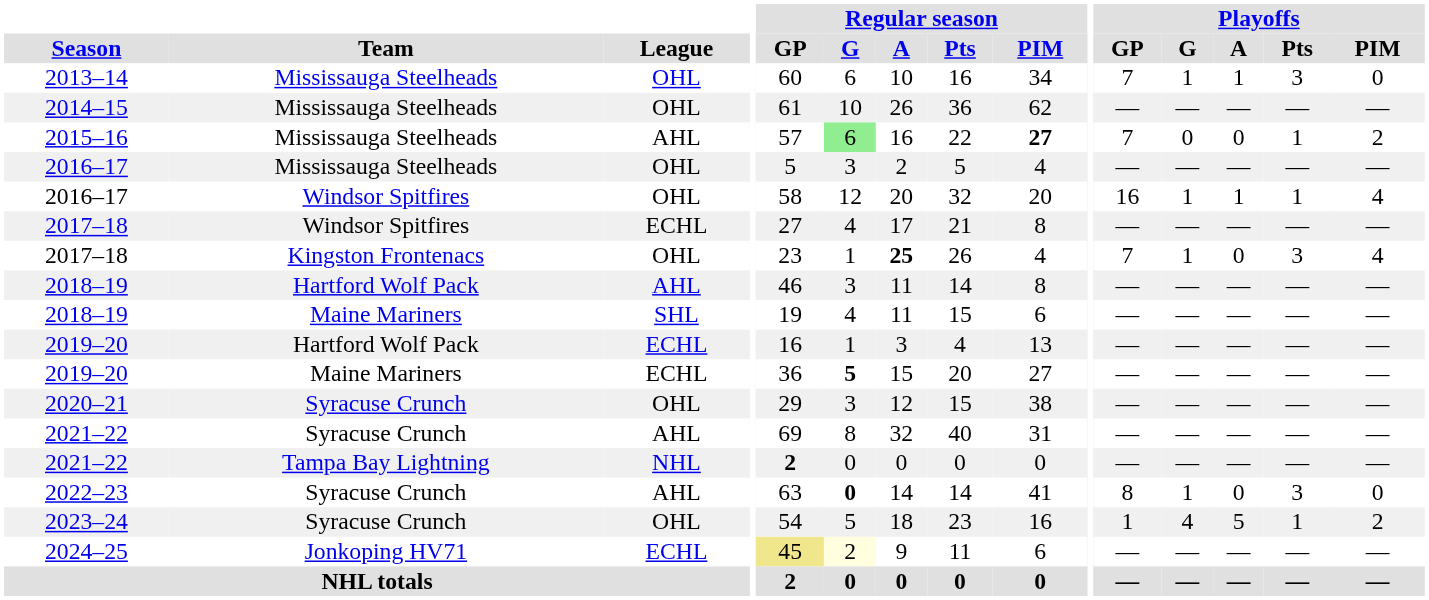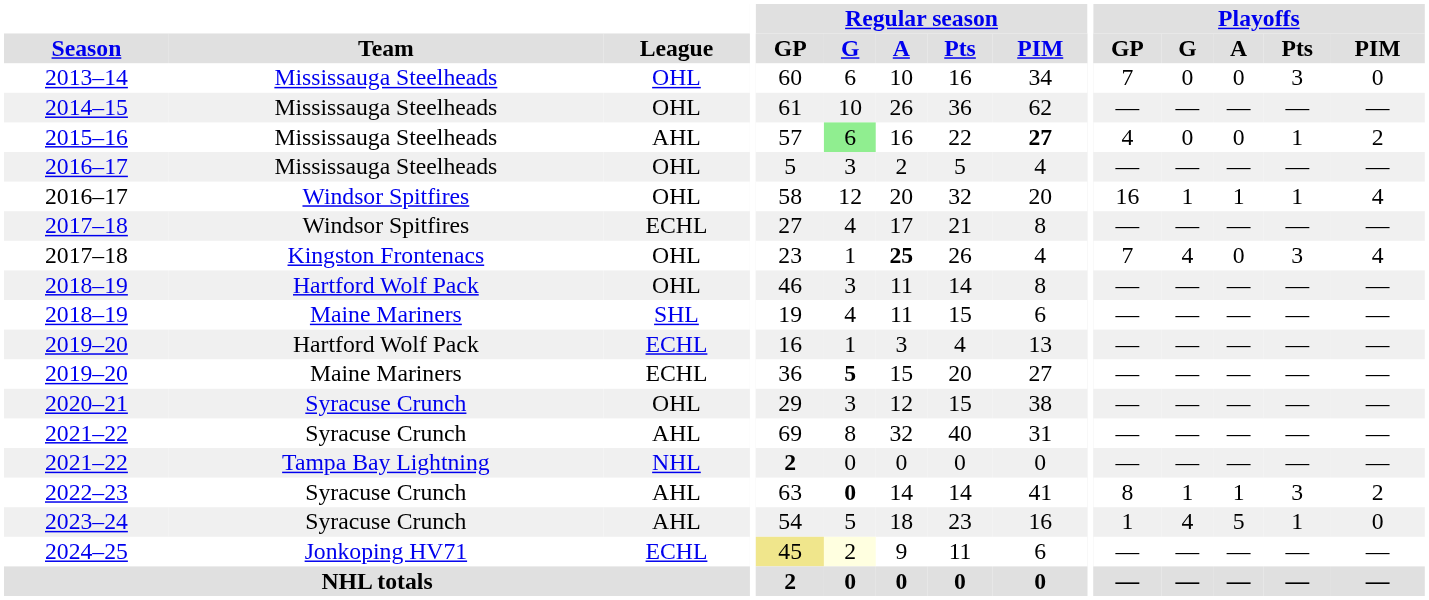(1187, 77) 1 -> (1187, 77) 0
(1239, 77) 1 -> (1239, 77) 0
(1127, 136) 7 -> (1127, 136) 4
(1187, 255) 1 -> (1187, 255) 4
(676, 284) AHL -> (676, 284) OHL
(1239, 492) 0 -> (1239, 492) 1
(1378, 492) 0 -> (1378, 492) 2
(676, 521) OHL -> (676, 521) AHL
(1378, 521) 2 -> (1378, 521) 0
